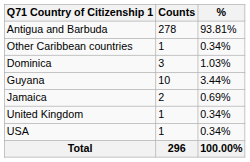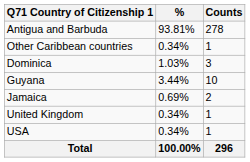columns swapped: (177, 13) <-> (221, 13)
